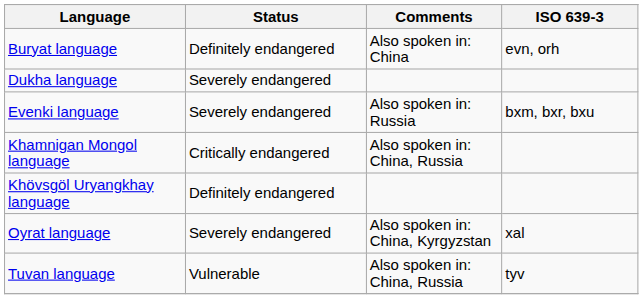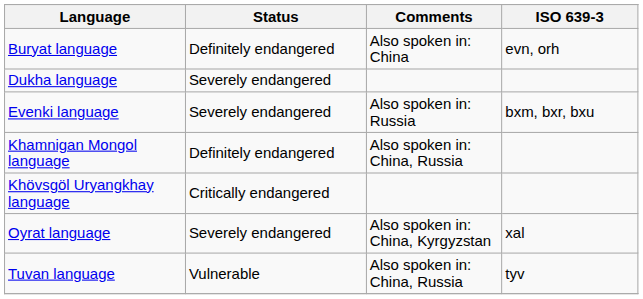(259, 153) Critically endangered -> (262, 153) Definitely endangered
(262, 193) Definitely endangered -> (259, 193) Critically endangered
